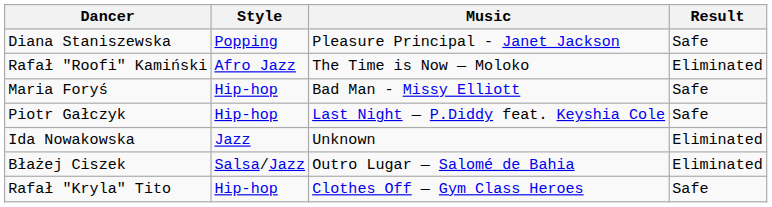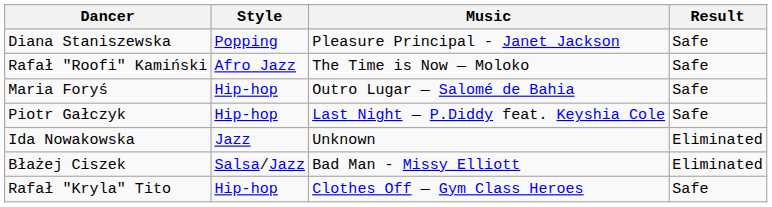(718, 66) Eliminated -> (690, 66) Safe
(416, 91) Bad Man - Missy Elliott -> (443, 91) Outro Lugar — Salomé de Bahia
(443, 164) Outro Lugar — Salomé de Bahia -> (416, 164) Bad Man - Missy Elliott
